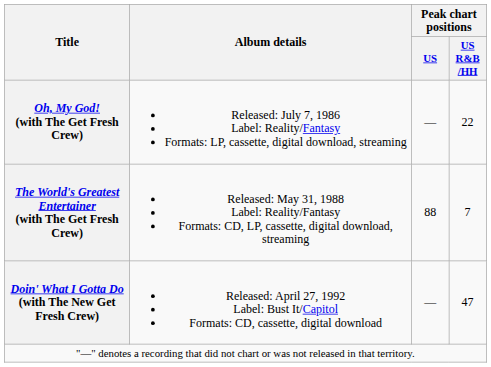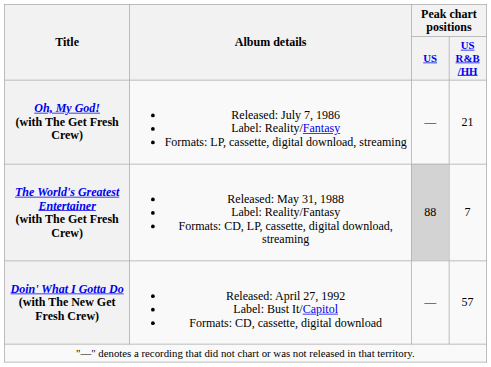(468, 122) 22 -> (468, 122) 21
(430, 212) no background -> (430, 212) lightgrey background
(468, 302) 47 -> (468, 302) 57
